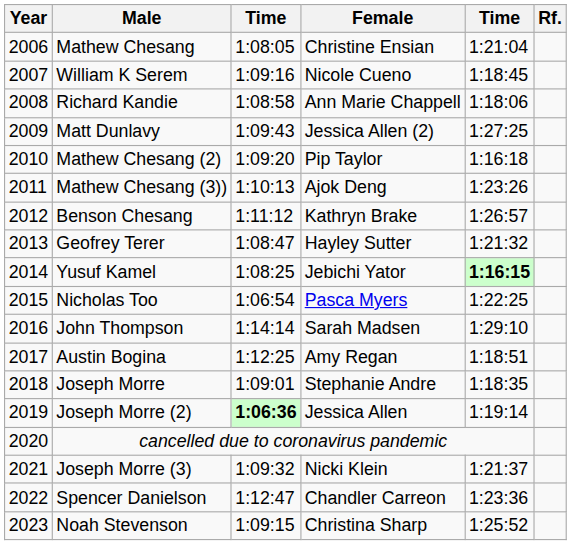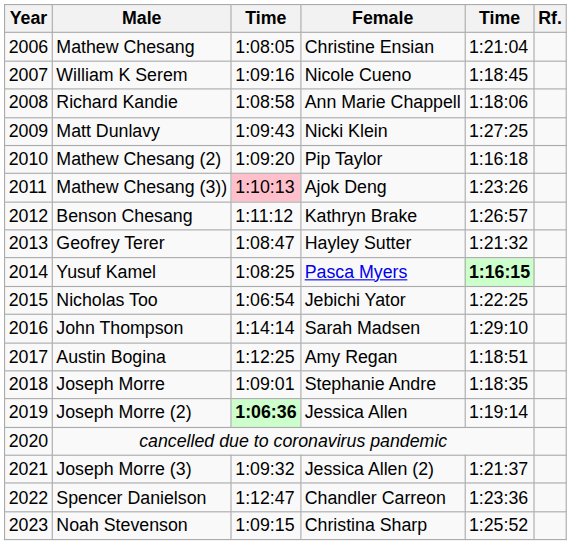(369, 131) Jessica Allen (2) -> (346, 131) Nicki Klein
(265, 187) no background -> (265, 187) pink background
(355, 272) Jebichi Yator -> (356, 272) Pasca Myers
(356, 300) Pasca Myers -> (355, 300) Jebichi Yator
(346, 469) Nicki Klein -> (369, 469) Jessica Allen (2)
